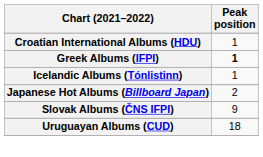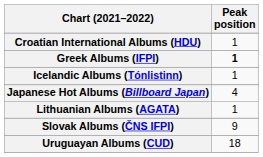(235, 93) 2 -> (235, 93) 4
+ row: (108, 110)
